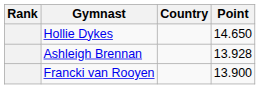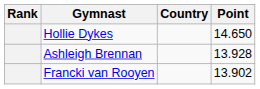(233, 73) 13.900 -> (233, 73) 13.902
